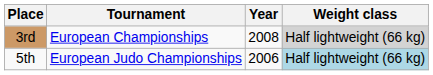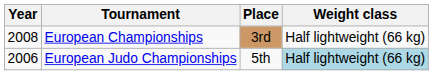columns swapped: (264, 15) <-> (26, 15)
(355, 37) lightgrey background -> (355, 37) no background
